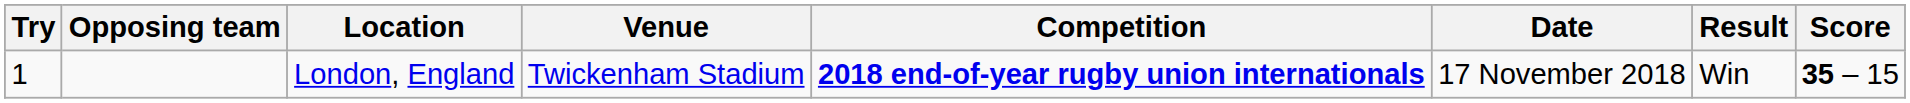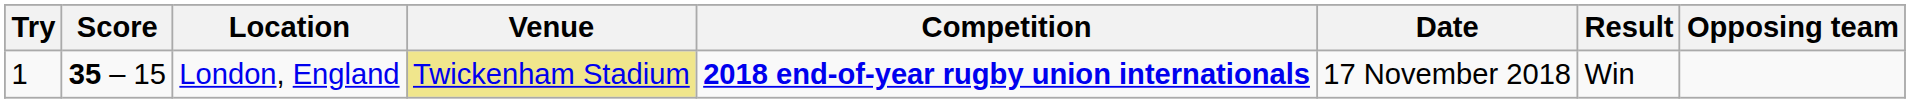columns swapped: (175, 27) <-> (1850, 27)
(666, 73) no background -> (551, 73) khaki background
